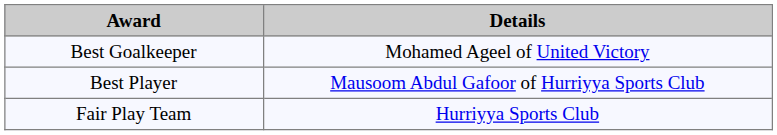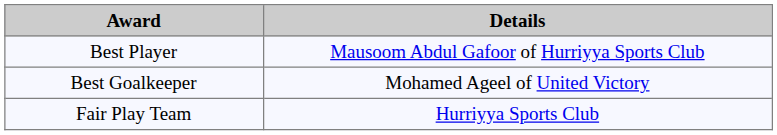rows swapped: (134, 82) <-> (134, 51)
